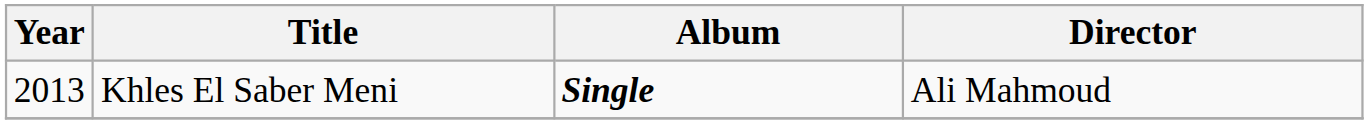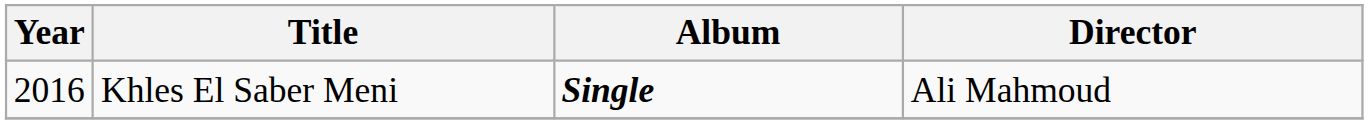(49, 88) 2013 -> (49, 88) 2016
